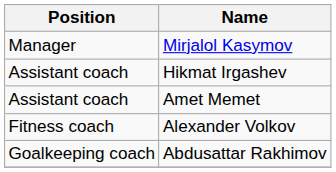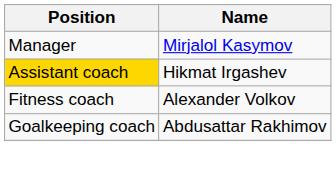(68, 72) no background -> (68, 72) gold background
- row: (211, 99)
